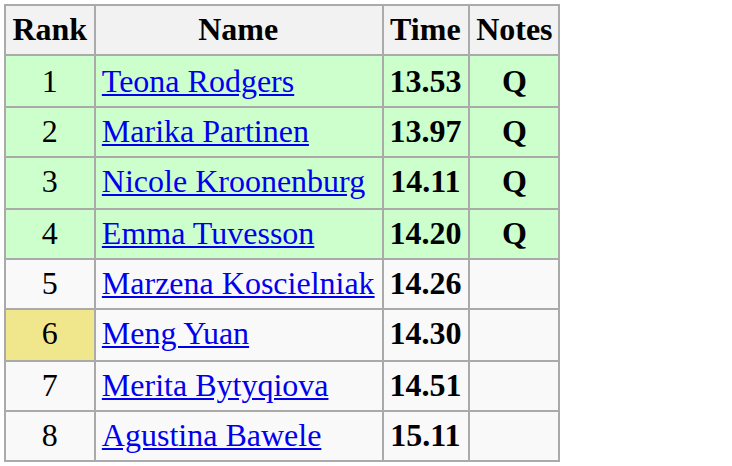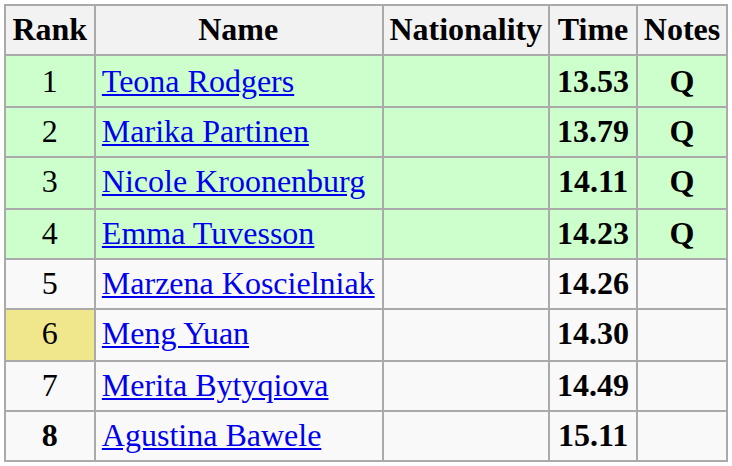+ column: (466, 29)
(425, 131) 13.97 -> (593, 131) 13.79
(425, 232) 14.20 -> (593, 232) 14.23
(425, 385) 14.51 -> (593, 385) 14.49
(50, 435) normal -> (50, 435) bold
